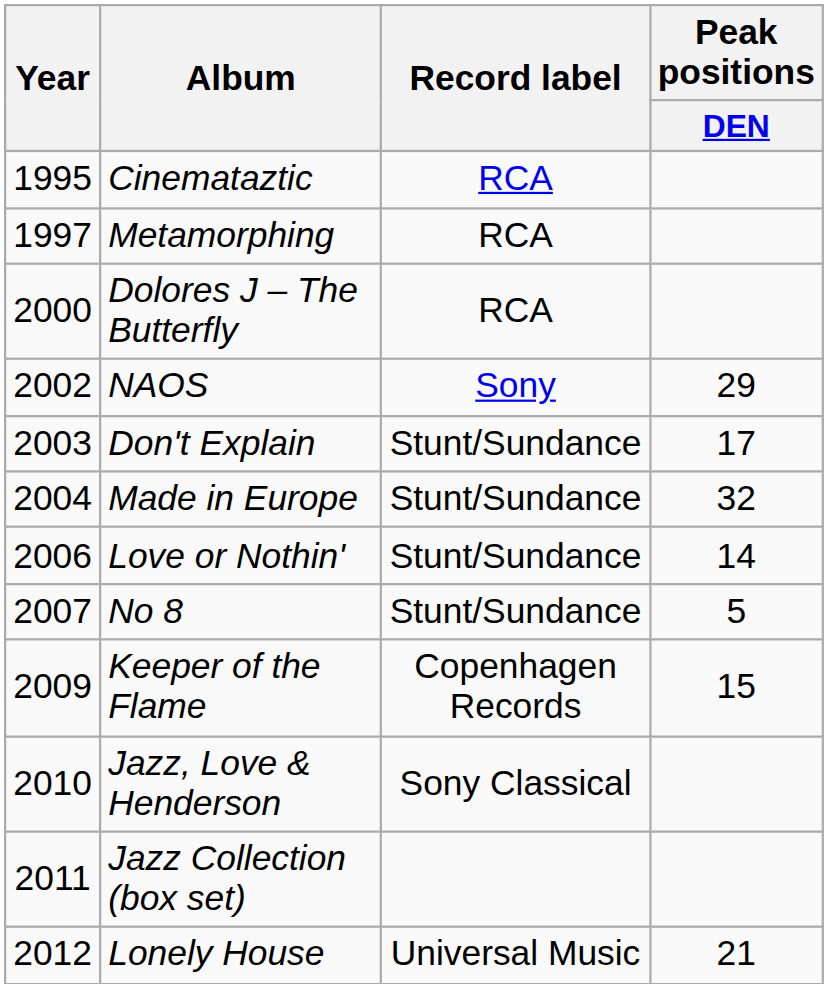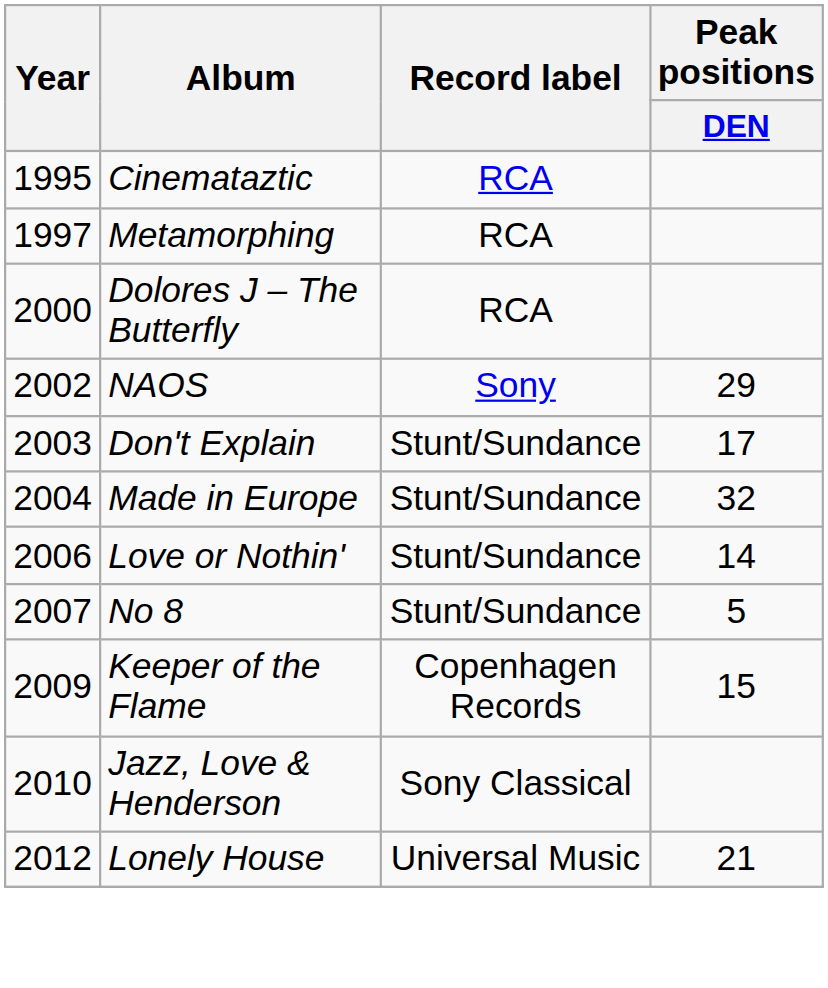- row: (227, 878)
